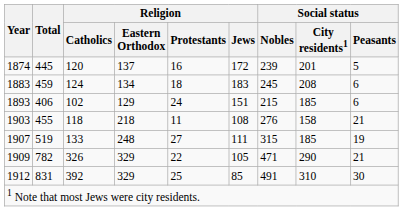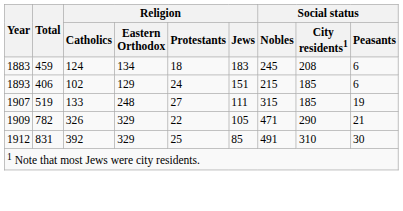- row: (19, 66)
- row: (19, 121)
